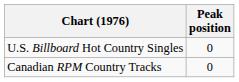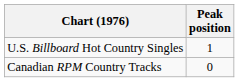(210, 47) 0 -> (210, 47) 1
